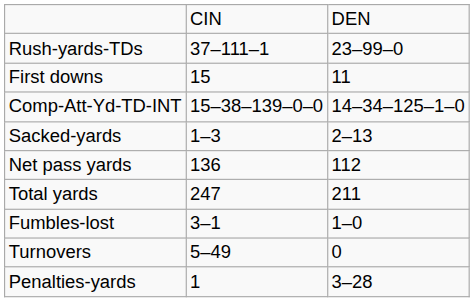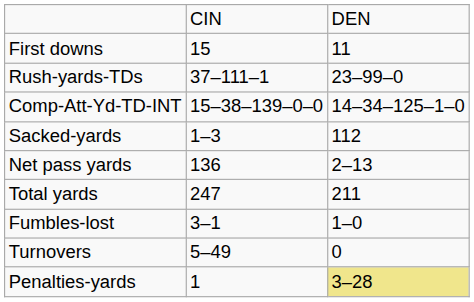rows swapped: (56, 77) <-> (76, 48)
(352, 135) 2–13 -> (346, 135) 112
(346, 164) 112 -> (352, 164) 2–13
(352, 281) no background -> (352, 281) khaki background
